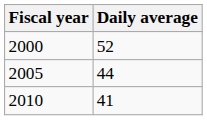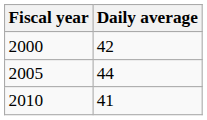(105, 45) 52 -> (105, 45) 42
